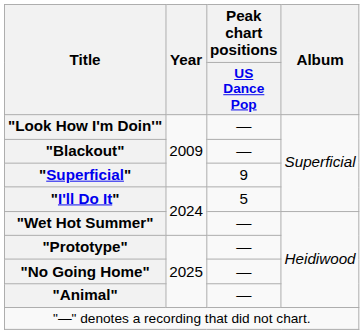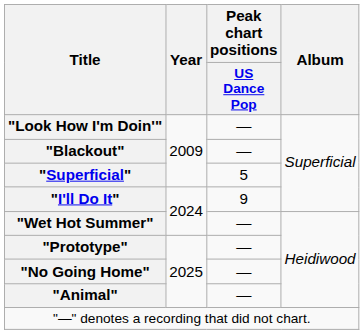(244, 175) 9 -> (244, 175) 5
(244, 199) 5 -> (244, 199) 9
